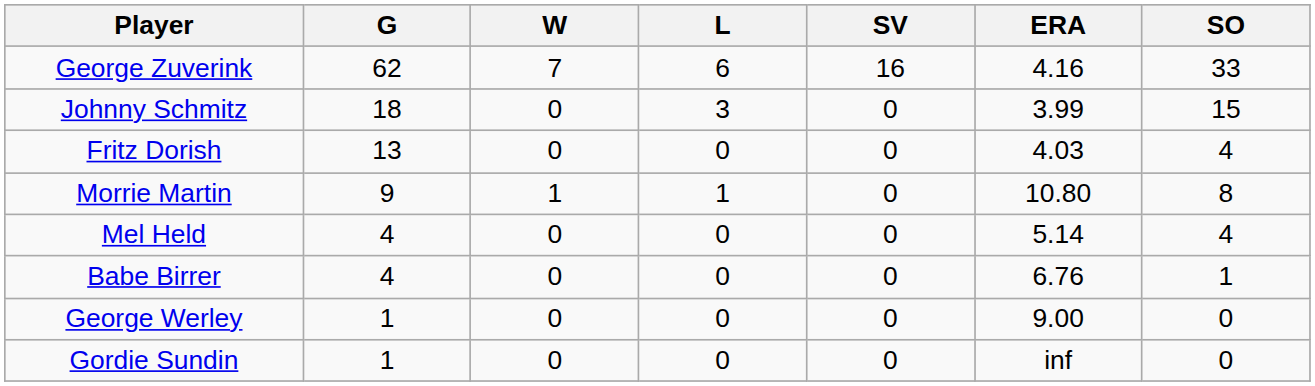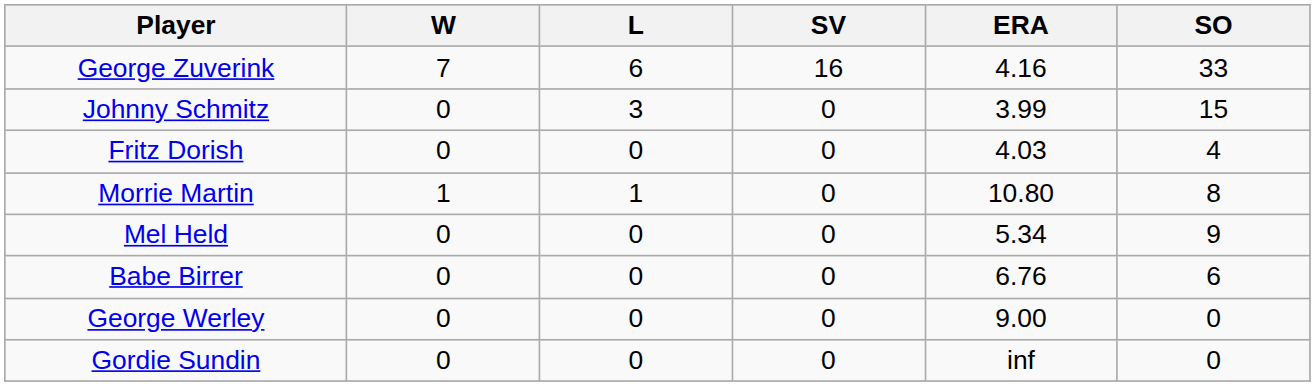- column: (387, 25)
(1058, 234) 5.14 -> (1021, 234) 5.34
(1226, 234) 4 -> (1214, 234) 9
(1226, 276) 1 -> (1214, 276) 6
